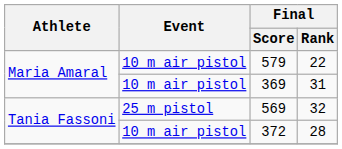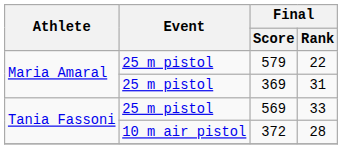(184, 62) 10 m air pistol -> (168, 62) 25 m pistol
(184, 85) 10 m air pistol -> (168, 85) 25 m pistol
(318, 109) 32 -> (318, 109) 33
